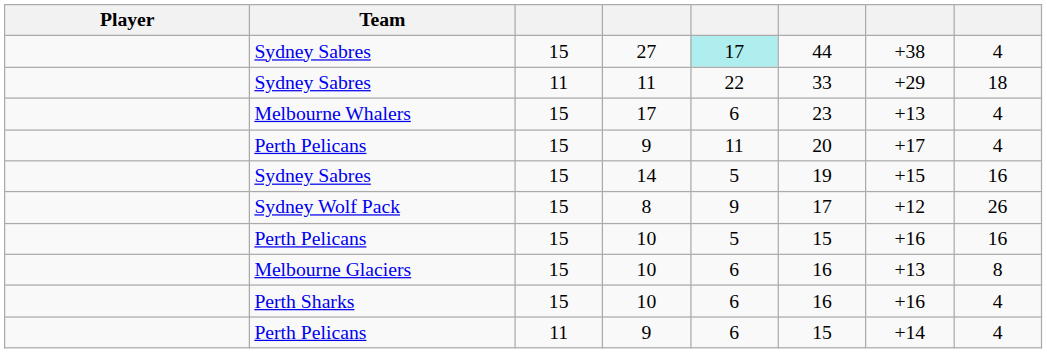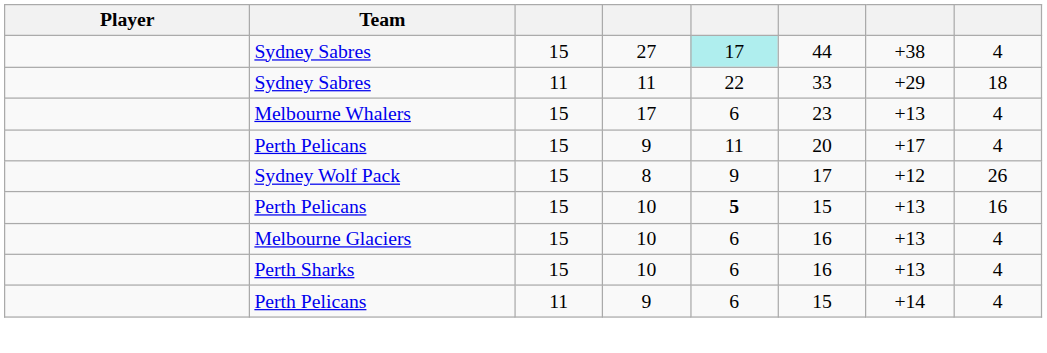- row: (313, 176)
(734, 238) normal -> (734, 207) bold
(910, 238) +16 -> (910, 207) +13
(998, 269) 8 -> (998, 238) 4
(910, 301) +16 -> (910, 269) +13
